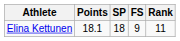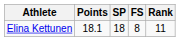(137, 29) 9 -> (137, 29) 8
